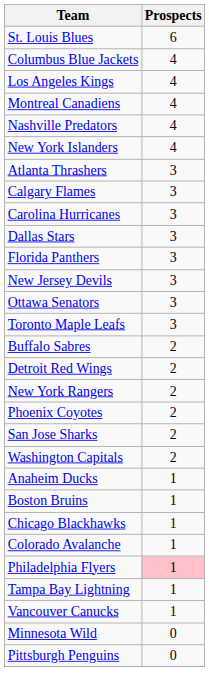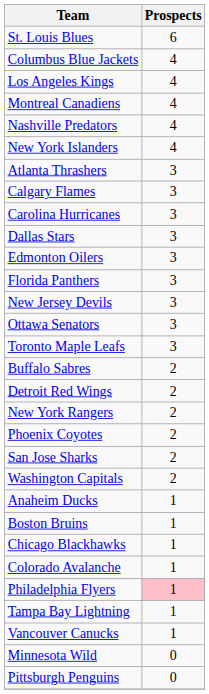+ row: (55, 258)
